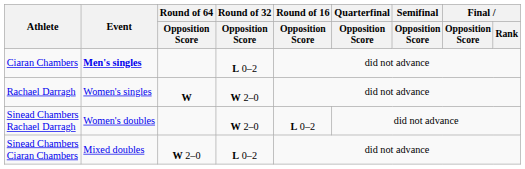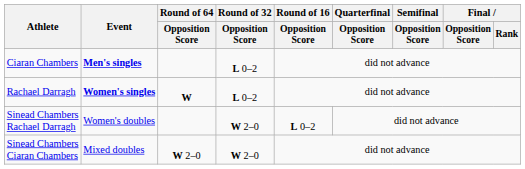(117, 92) normal -> (119, 92) bold
(245, 98) W 2–0 -> (245, 98) L 0–2
(245, 156) L 0–2 -> (245, 156) W 2–0
